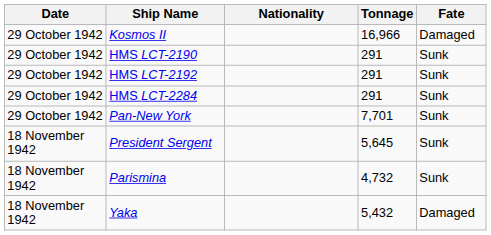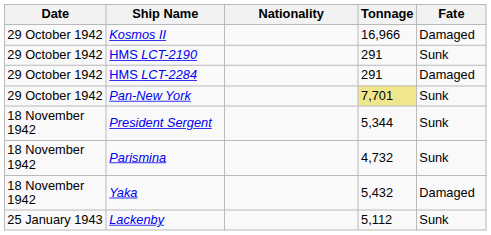- row: (153, 75)
(434, 95) Sunk -> (447, 75) Damaged
(377, 116) no background -> (377, 95) khaki background
(377, 143) 5,645 -> (377, 123) 5,344
+ row: (137, 220)
